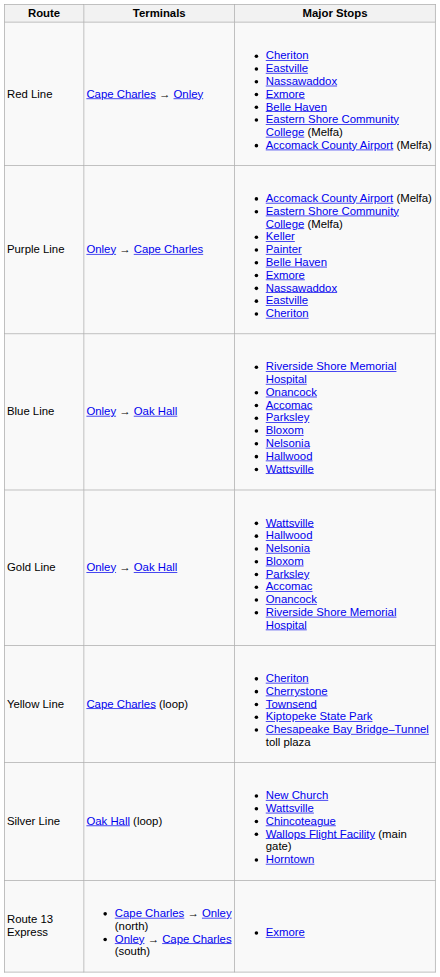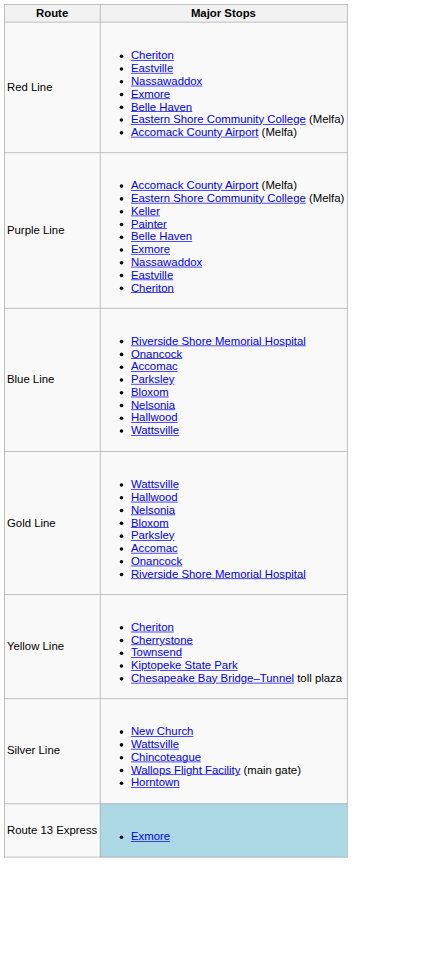- column: (159, 13)
(335, 933) no background -> (223, 837) lightblue background
